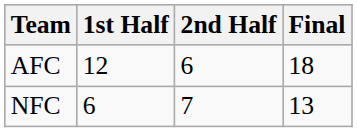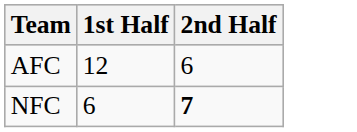- column: (317, 24)
(187, 106) normal -> (187, 106) bold
